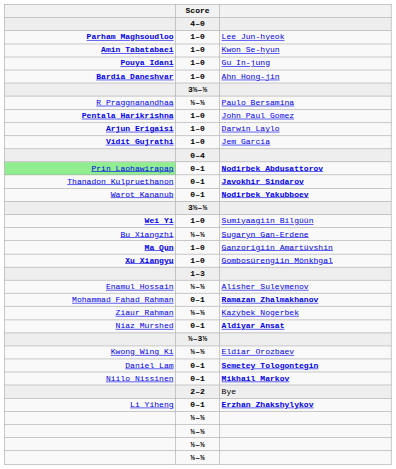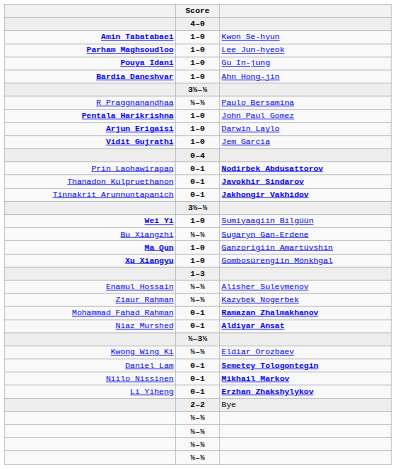rows swapped: (198, 37) <-> (198, 50)
(133, 169) lightgreen background -> (133, 169) no background
- row: (198, 195)
+ row: (198, 195)
rows swapped: (198, 300) <-> (198, 313)
rows swapped: (198, 405) <-> (198, 392)
